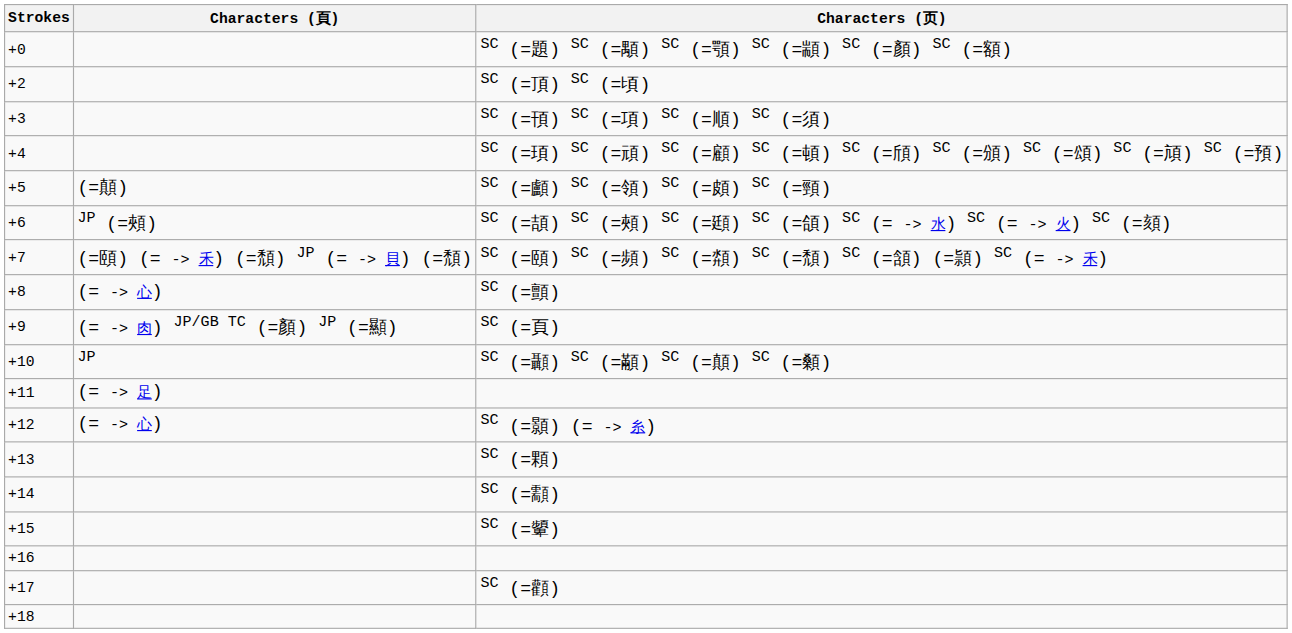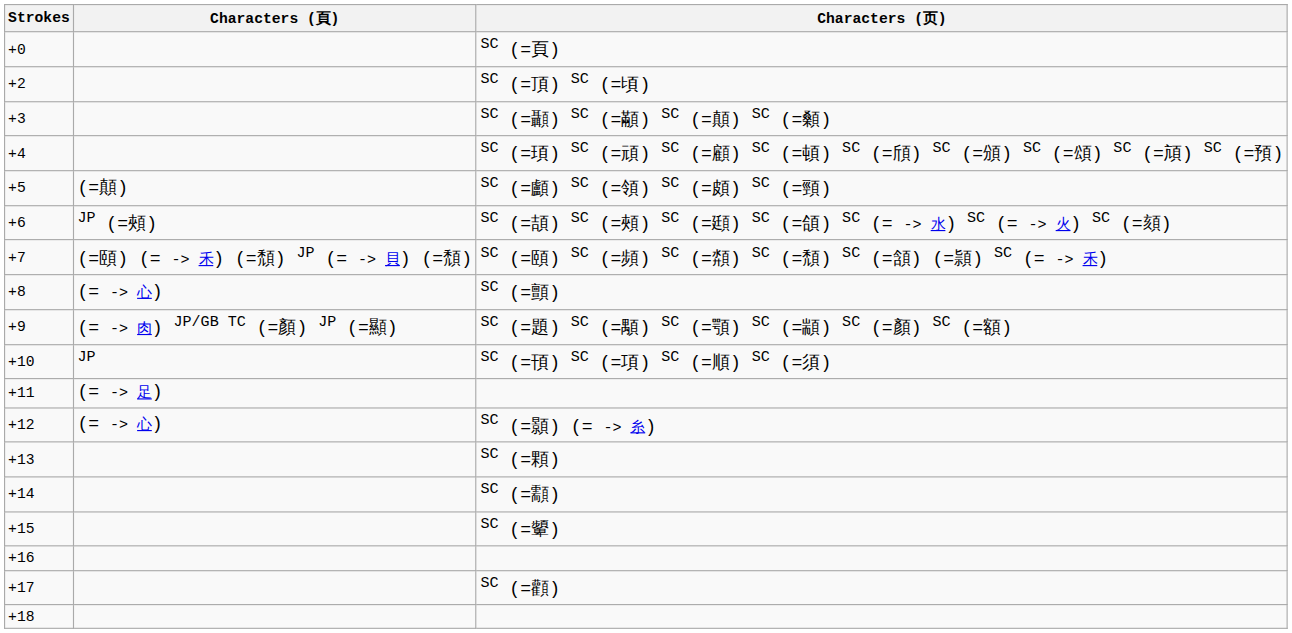(746, 49) SC (=題) SC (=顒) SC (=顎) SC (=顓) SC (=顏) SC (=額) -> (520, 49) SC (=頁)
(656, 118) SC (=頇) SC (=項) SC (=順) SC (=須) -> (656, 118) SC (=顳) SC (=顢) SC (=顛) SC (=顙)
(520, 326) SC (=頁) -> (746, 326) SC (=題) SC (=顒) SC (=顎) SC (=顓) SC (=顏) SC (=額)
(656, 361) SC (=顳) SC (=顢) SC (=顛) SC (=顙) -> (656, 361) SC (=頇) SC (=項) SC (=順) SC (=須)
